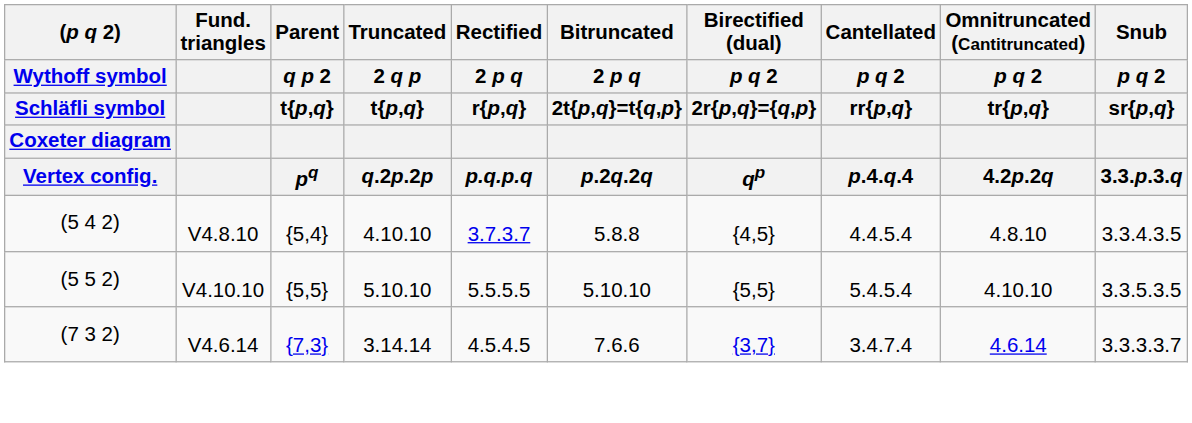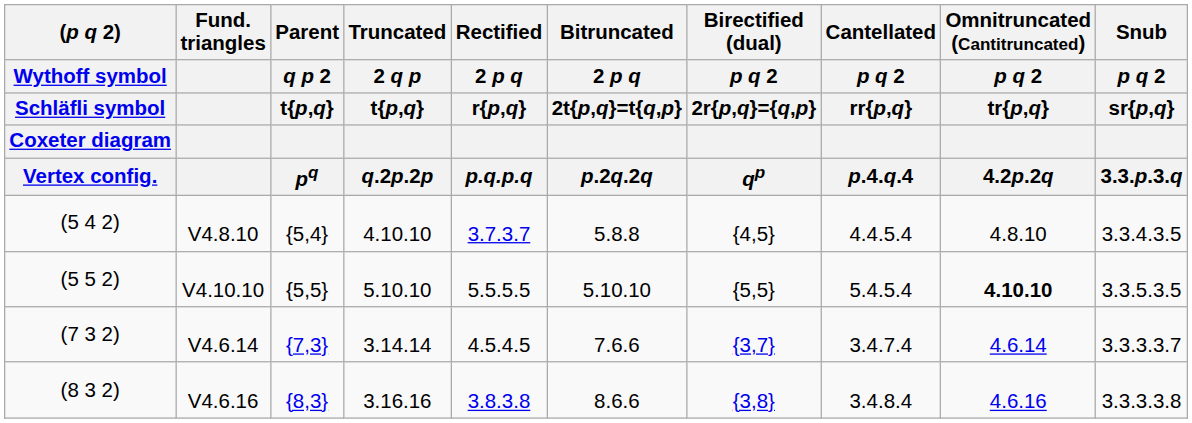(1018, 290) normal -> (1018, 290) bold
+ row: (90, 389)
